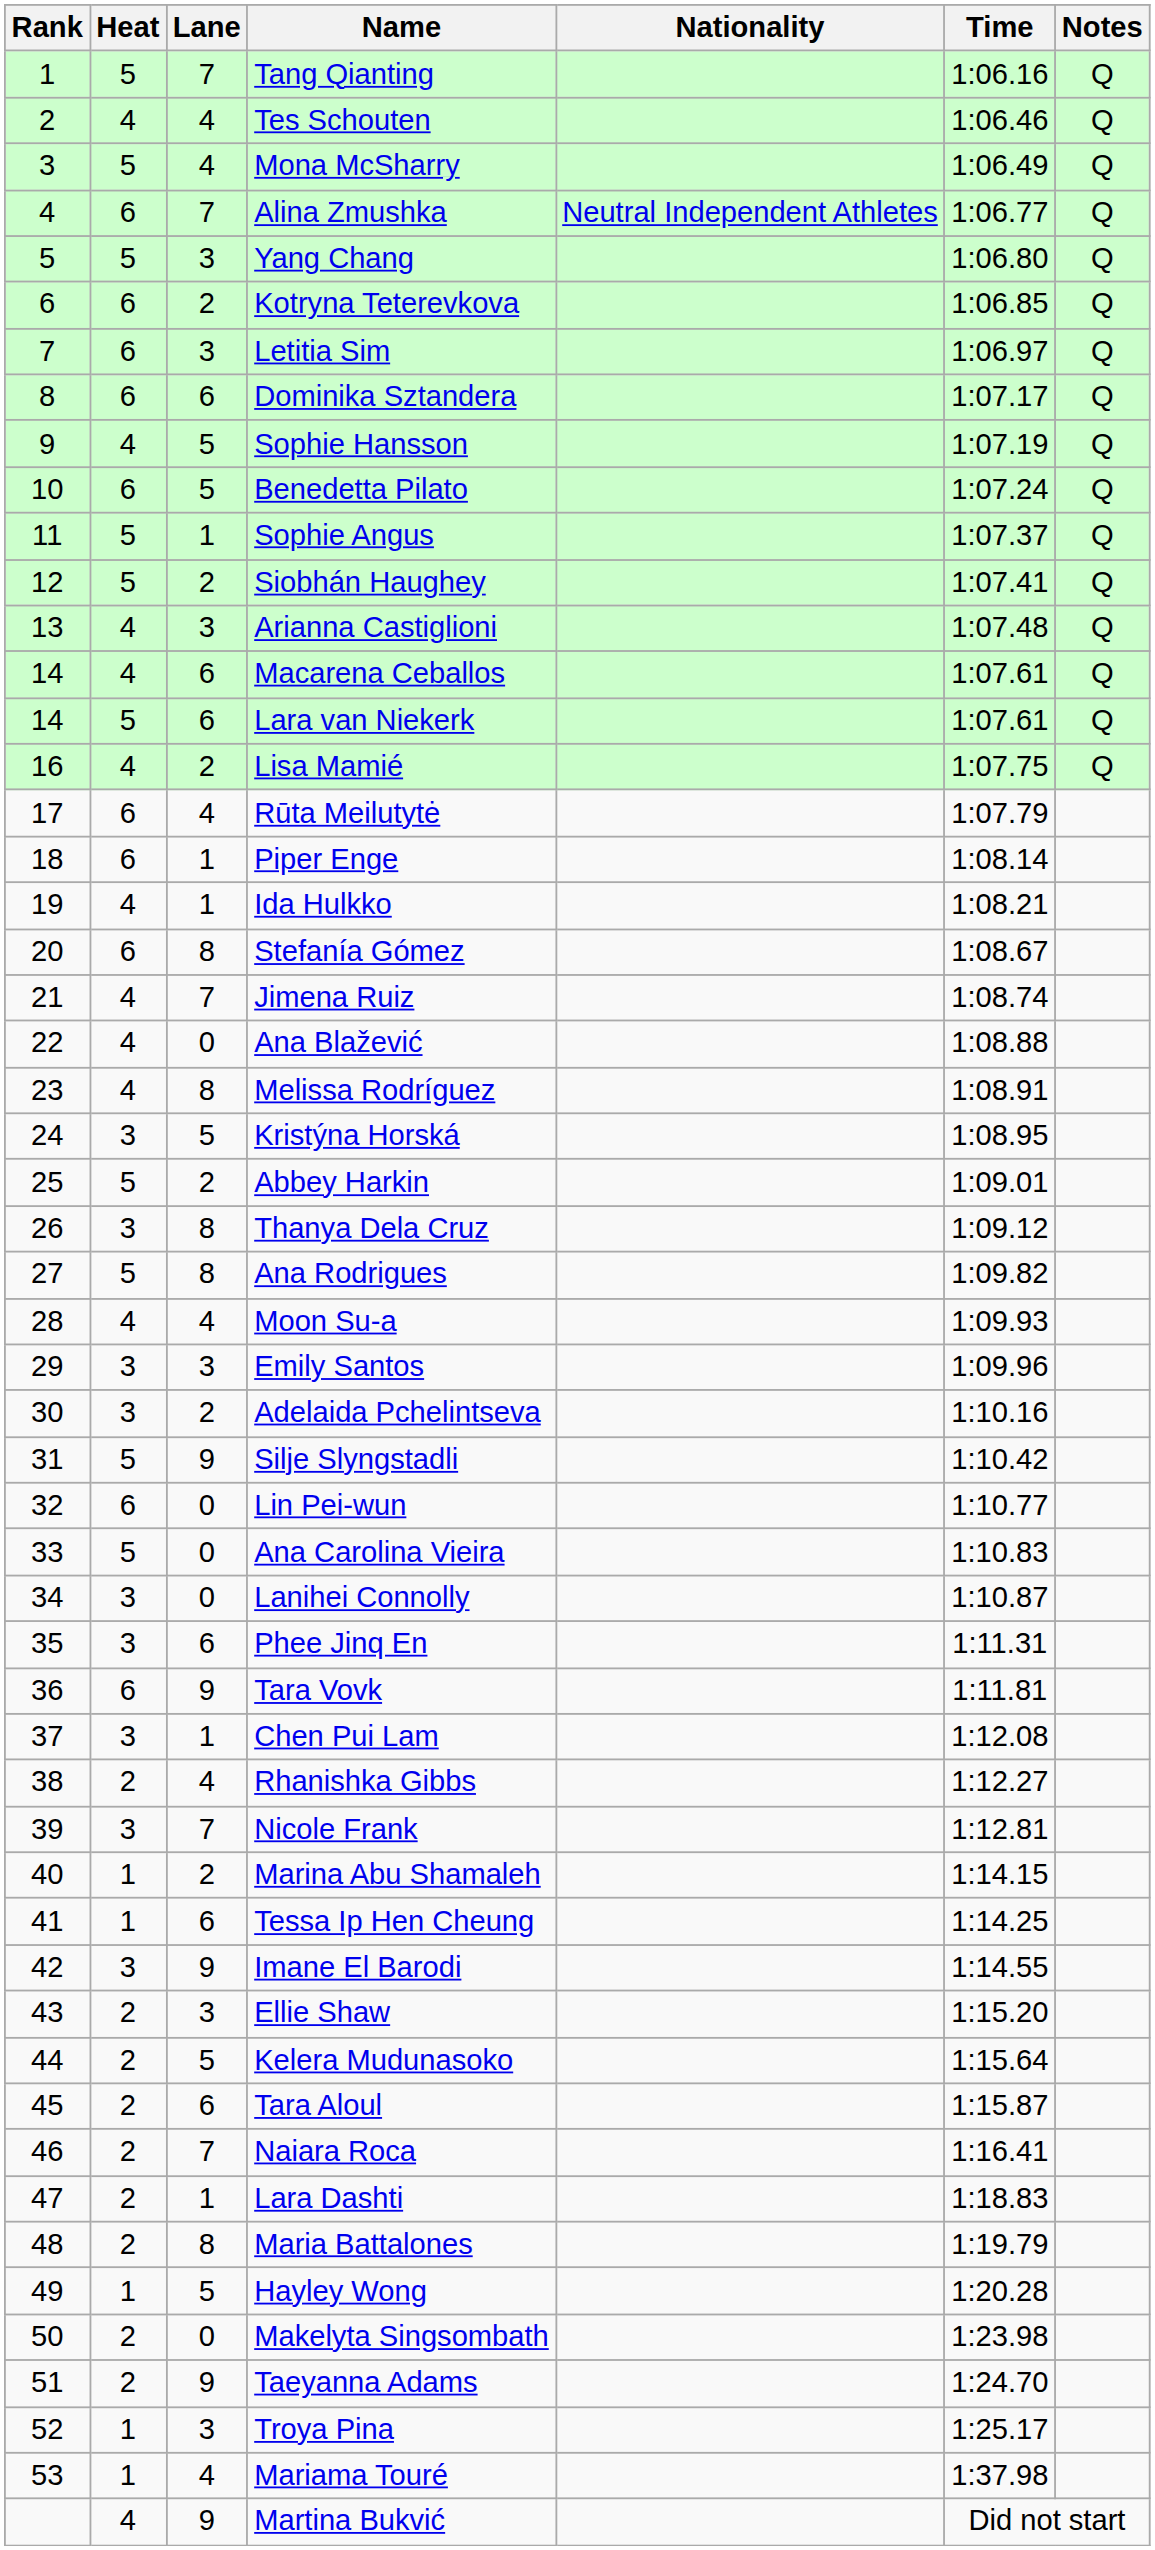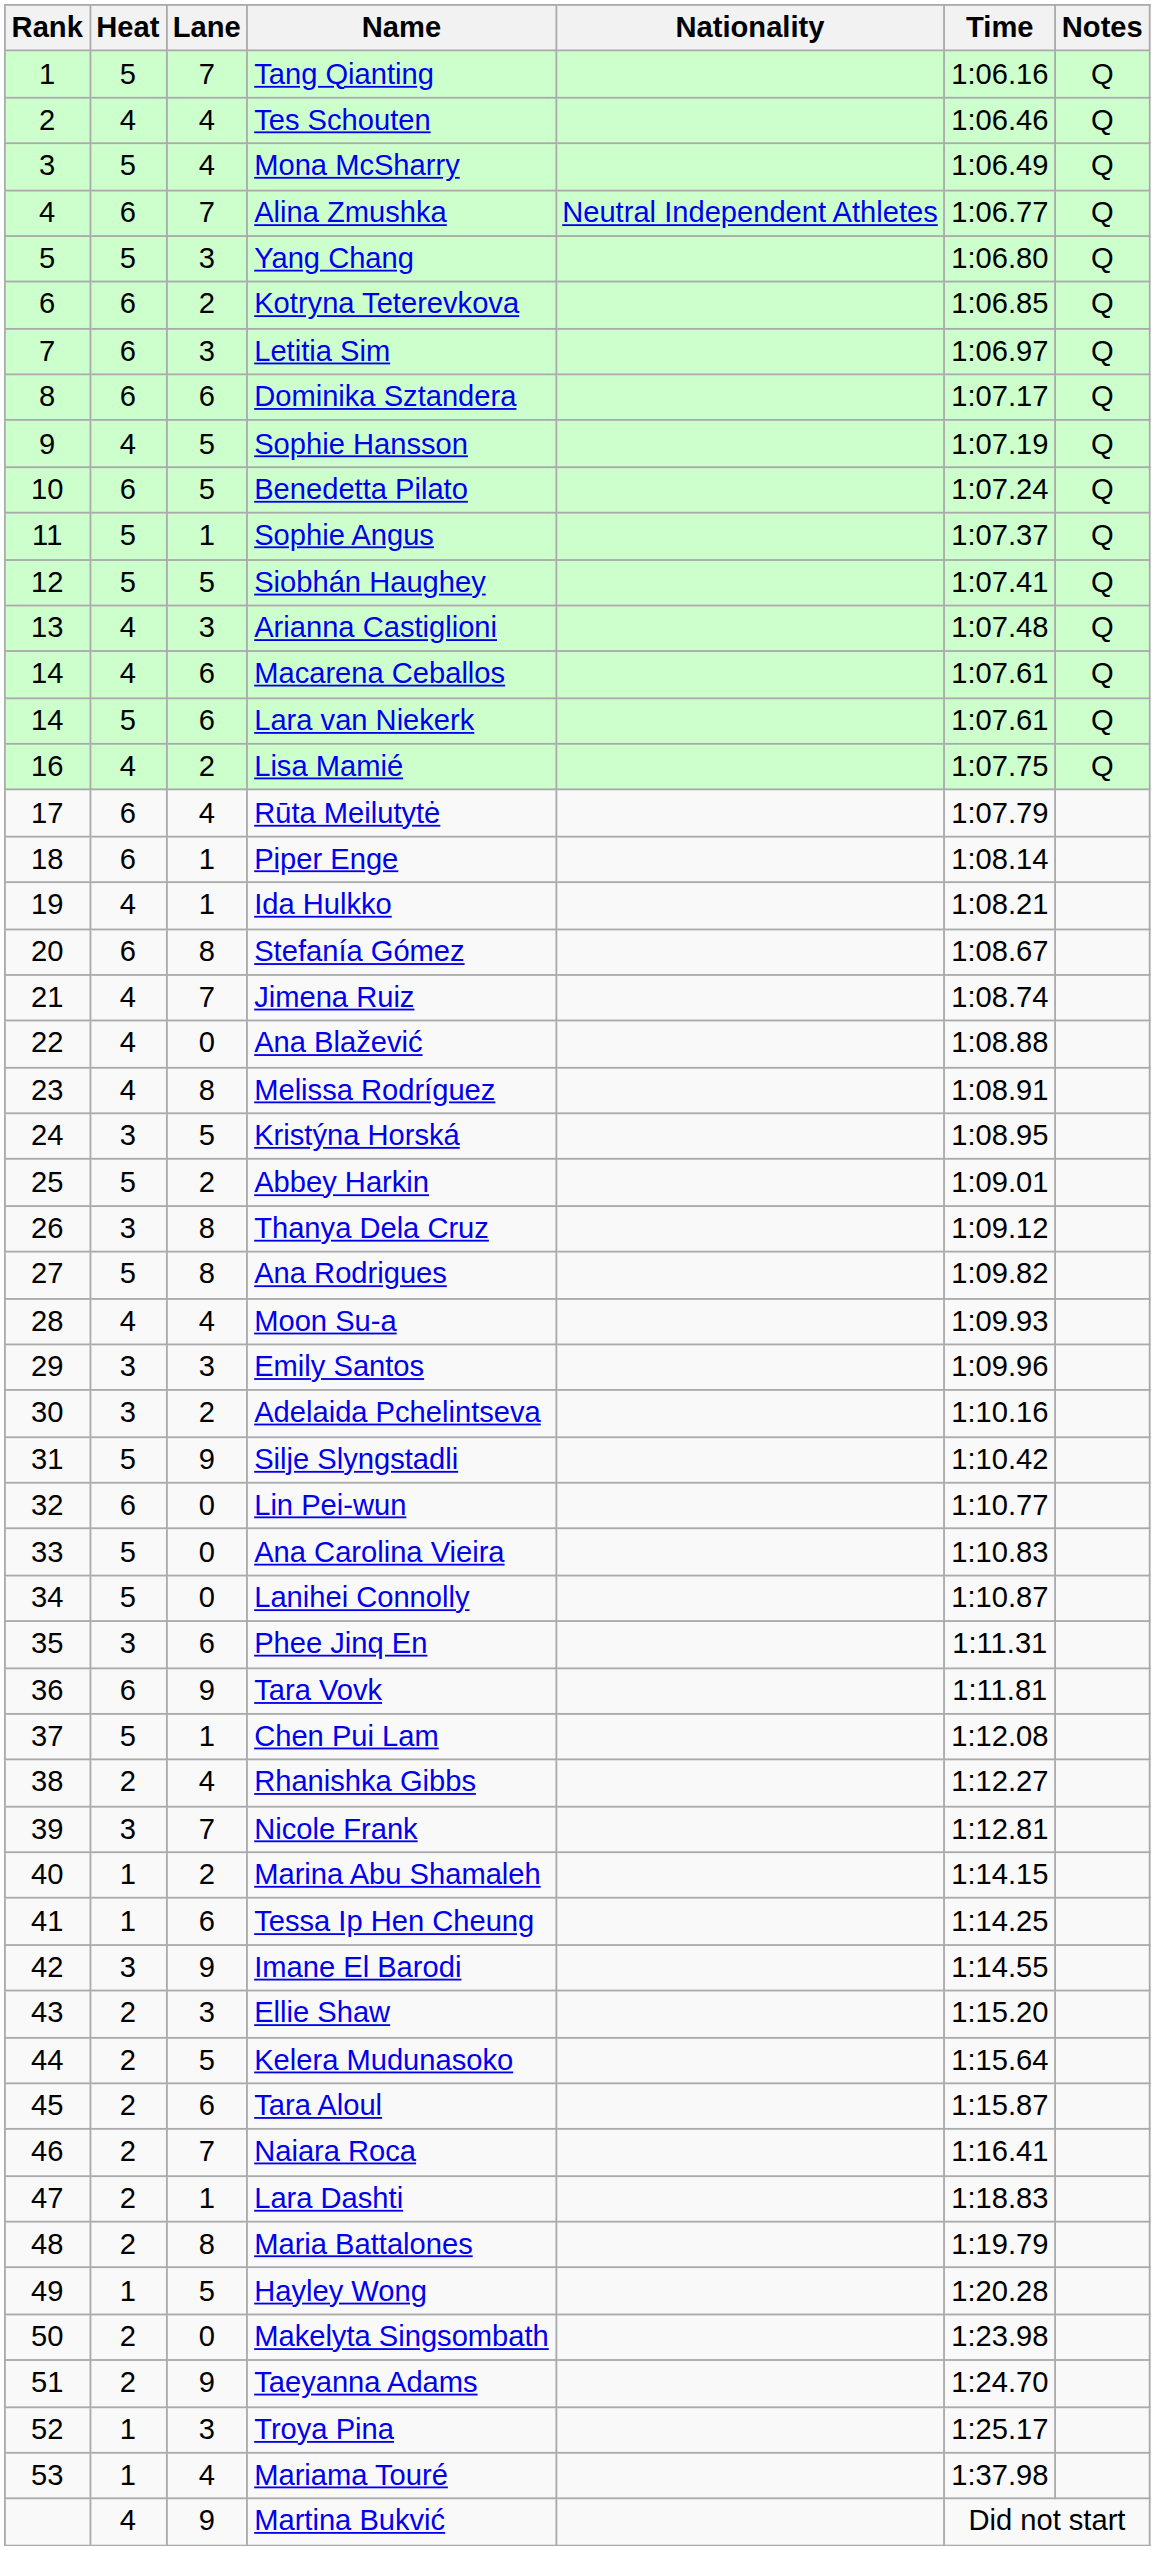(207, 581) 2 -> (207, 581) 5
(128, 1597) 3 -> (128, 1597) 5
(128, 1736) 3 -> (128, 1736) 5
